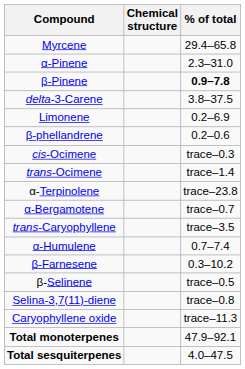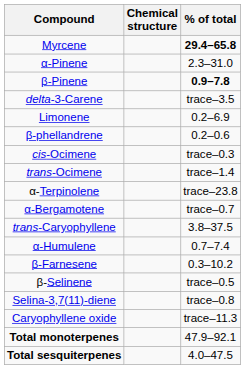(210, 44) normal -> (210, 44) bold
(210, 99) 3.8–37.5 -> (210, 99) trace–3.5
(210, 227) trace–3.5 -> (210, 227) 3.8–37.5
